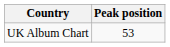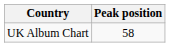(128, 32) 53 -> (128, 32) 58
